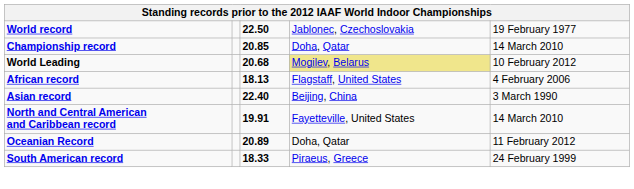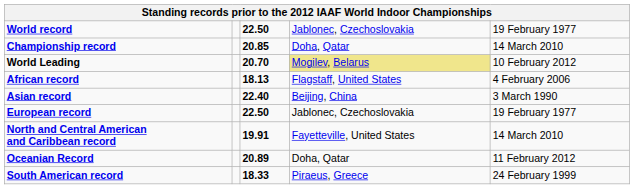(256, 63) 20.68 -> (256, 63) 20.70
+ row: (49, 113)
